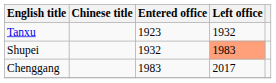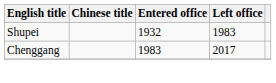- row: (21, 31)
(224, 50) lightsalmon background -> (224, 31) no background
